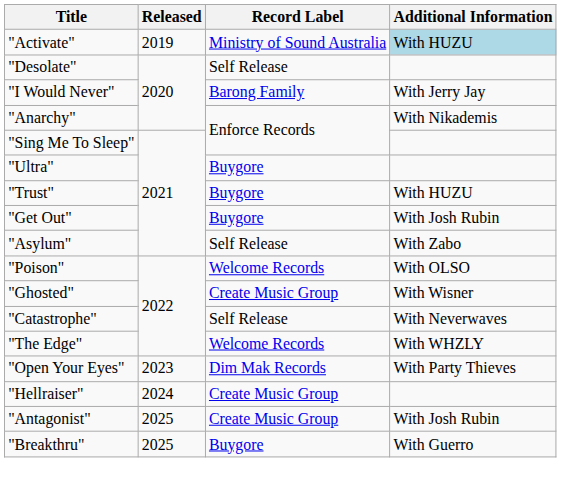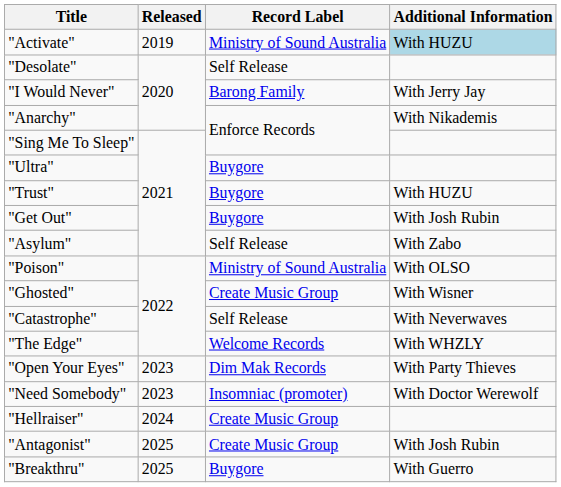(267, 268) Welcome Records -> (298, 268) Ministry of Sound Australia
+ row: (67, 393)
